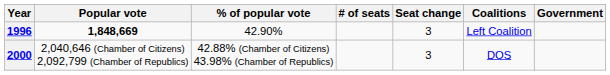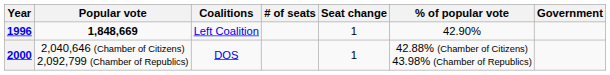columns swapped: (263, 13) <-> (499, 13)
(428, 31) 3 -> (354, 31) 1
(428, 55) 3 -> (354, 55) 1
